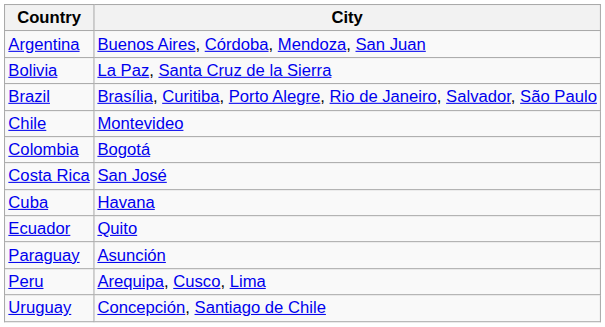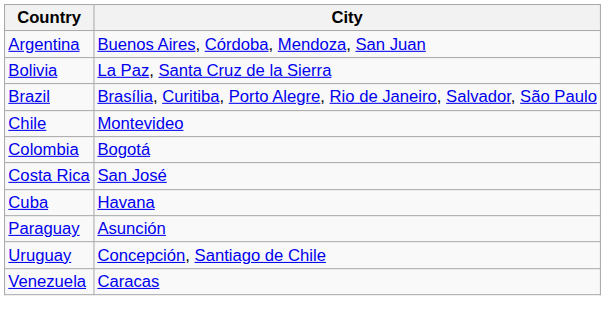- row: (39, 228)
- row: (26, 281)
+ row: (47, 281)
